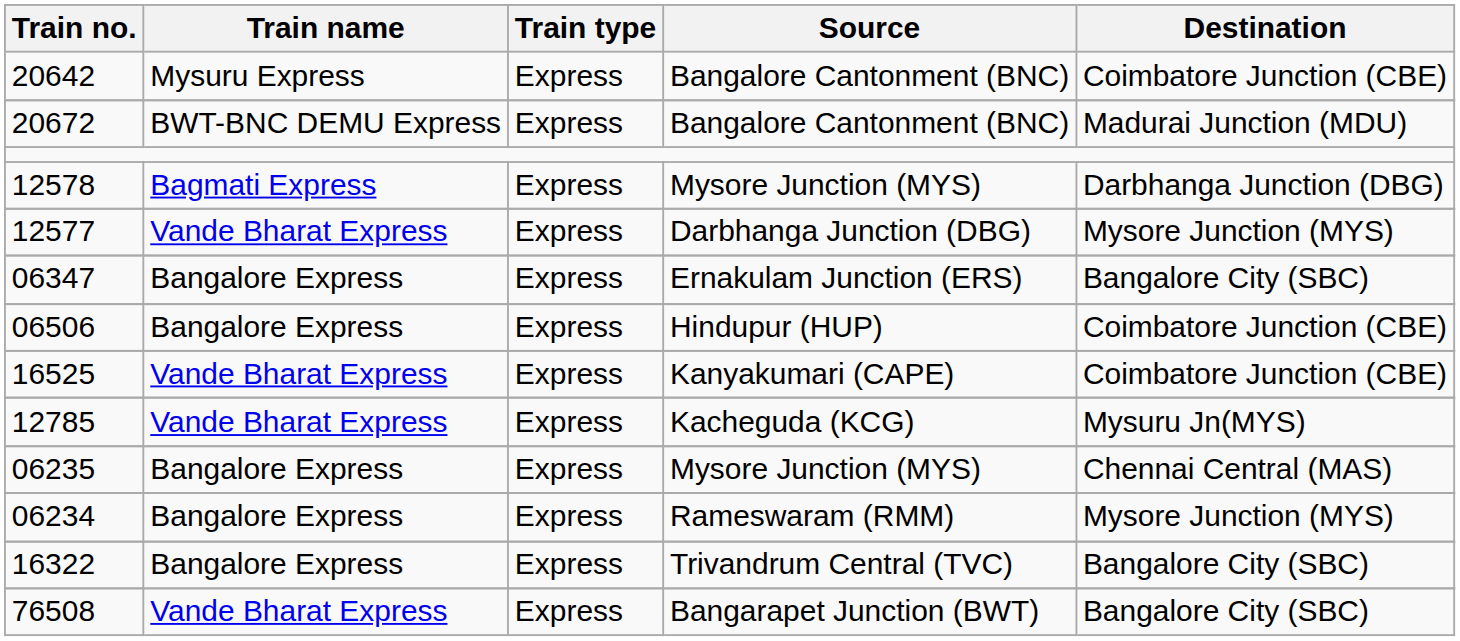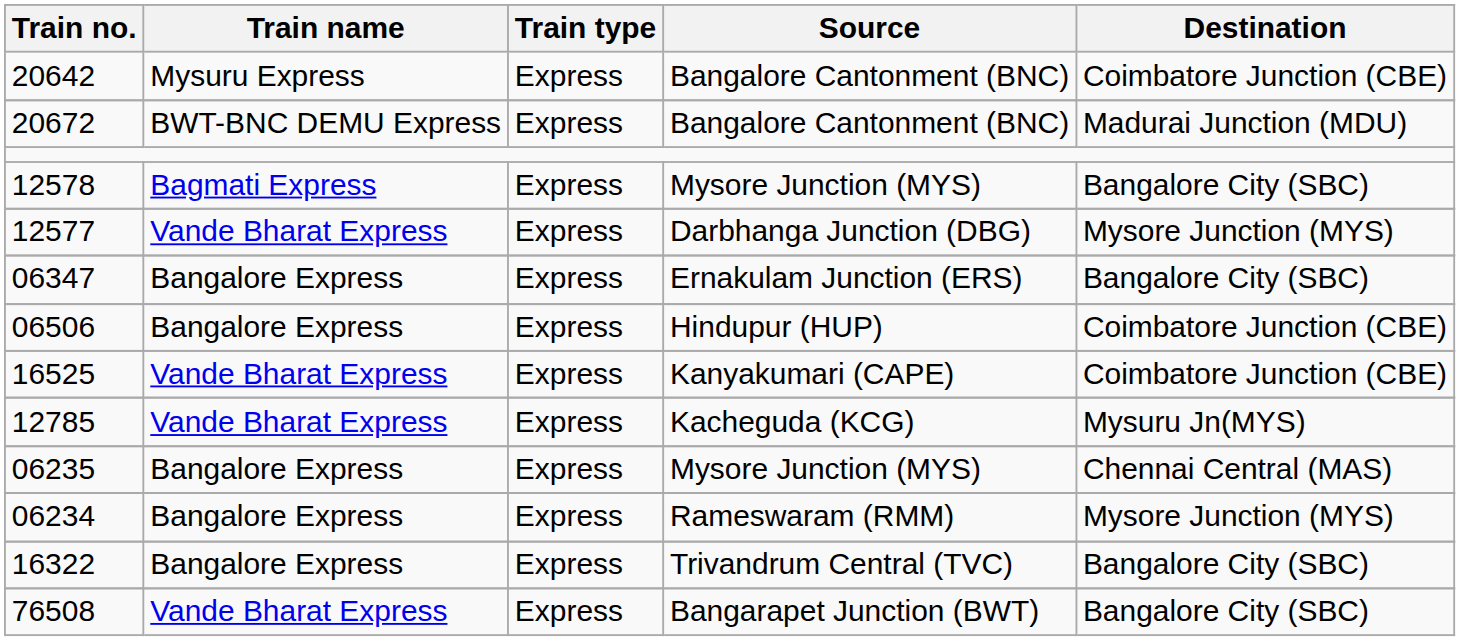(1263, 184) Darbhanga Junction (DBG) -> (1226, 184) Bangalore City (SBC)
